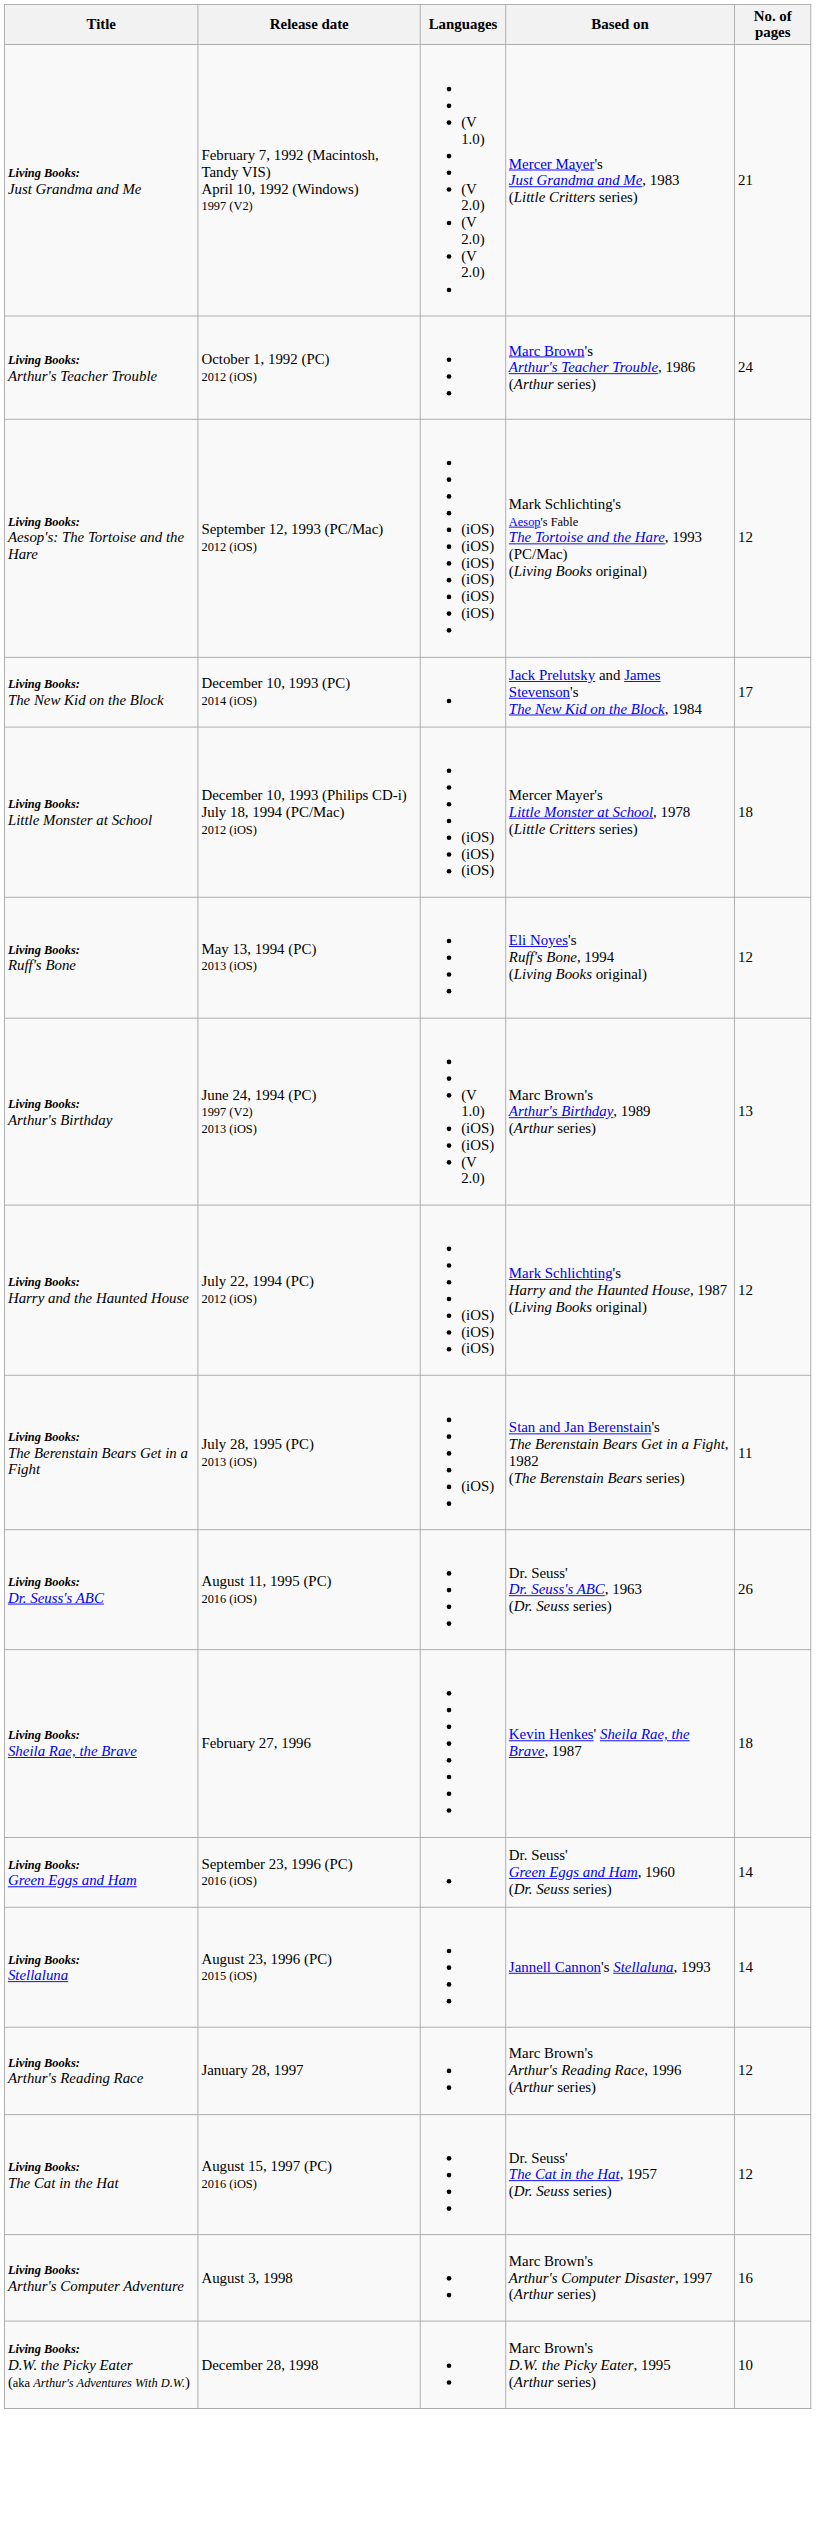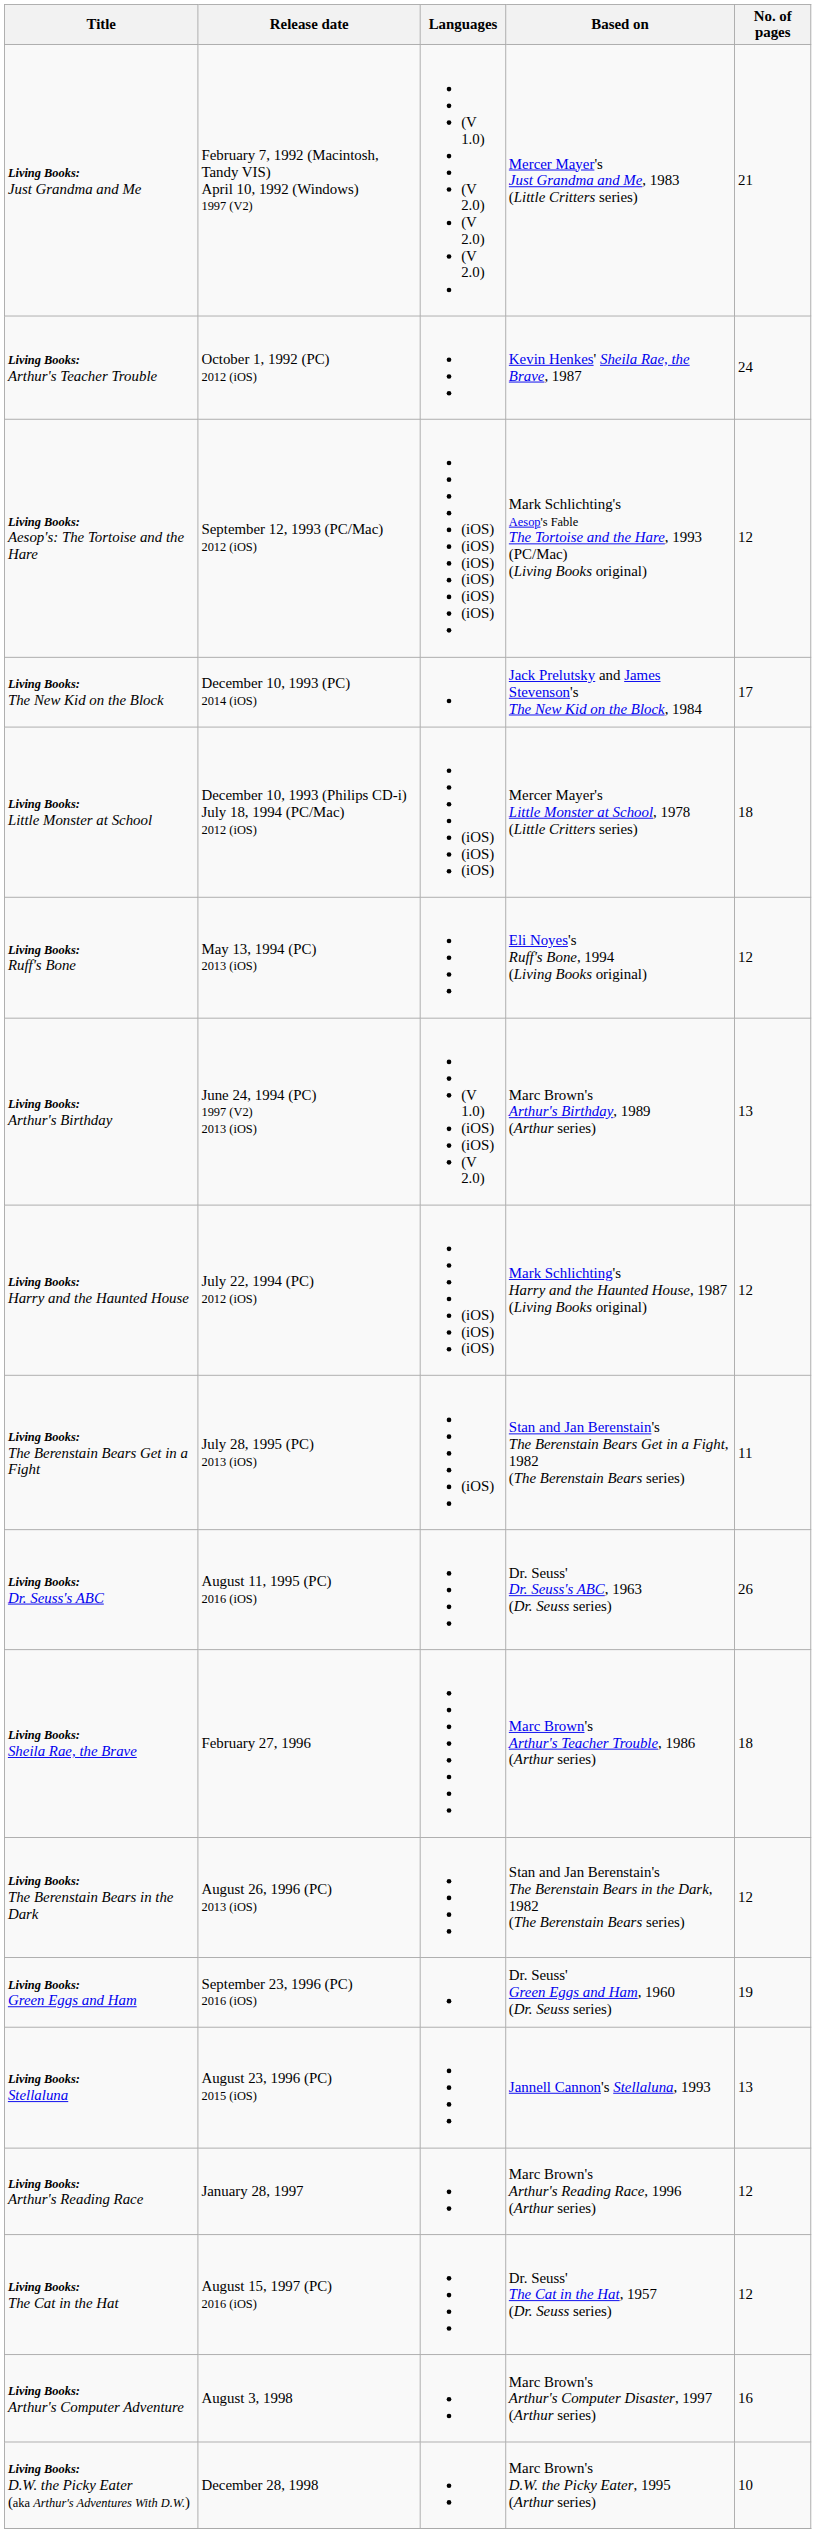(602, 367) Marc Brown's Arthur's Teacher Trouble, 1986 (Arthur series) -> (599, 367) Kevin Henkes' Sheila Rae, the Brave, 1987
(599, 1743) Kevin Henkes' Sheila Rae, the Brave, 1987 -> (602, 1743) Marc Brown's Arthur's Teacher Trouble, 1986 (Arthur series)
+ row: (91, 1897)
(746, 1872) 14 -> (746, 1992) 19
(746, 1967) 14 -> (746, 2087) 13
